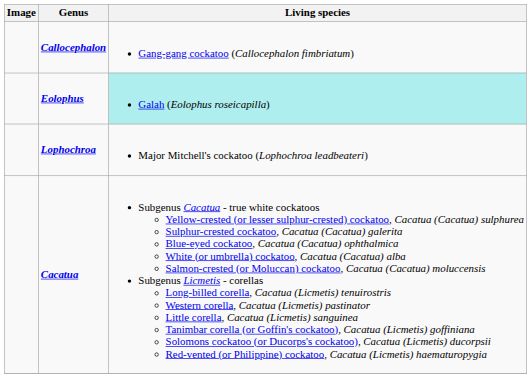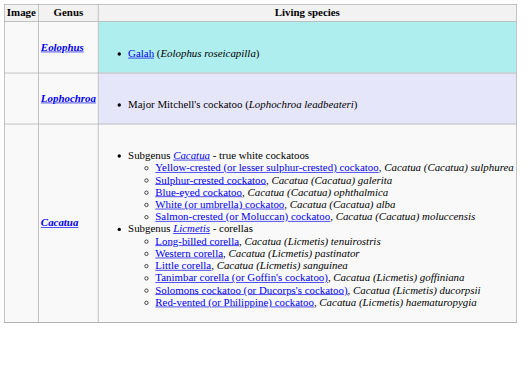- row: (74, 47)
(318, 156) no background -> (307, 105) lavender background
